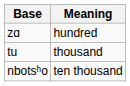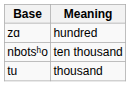rows swapped: (12, 52) <-> (28, 71)
